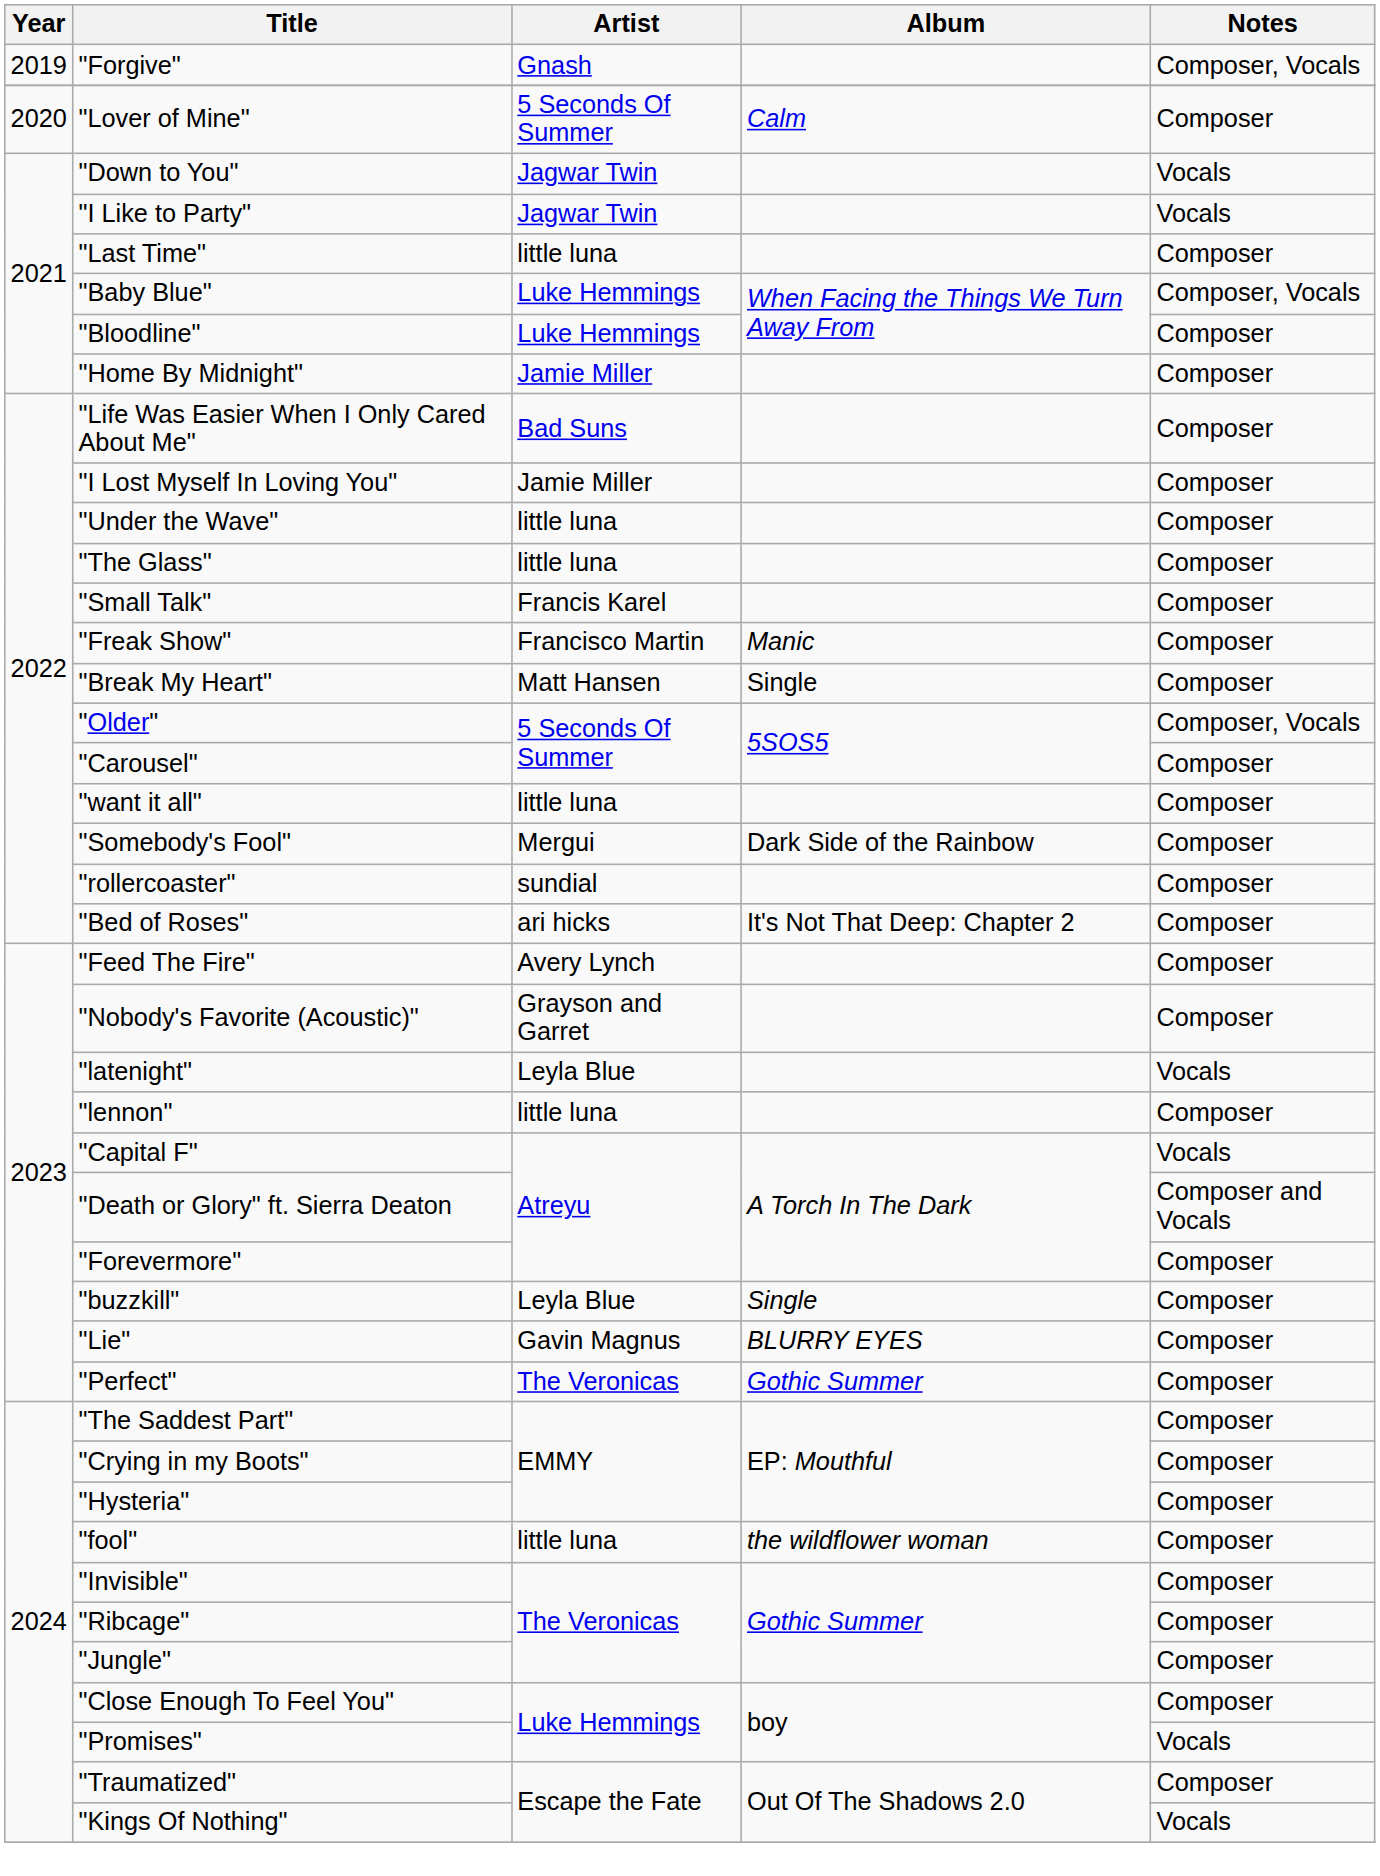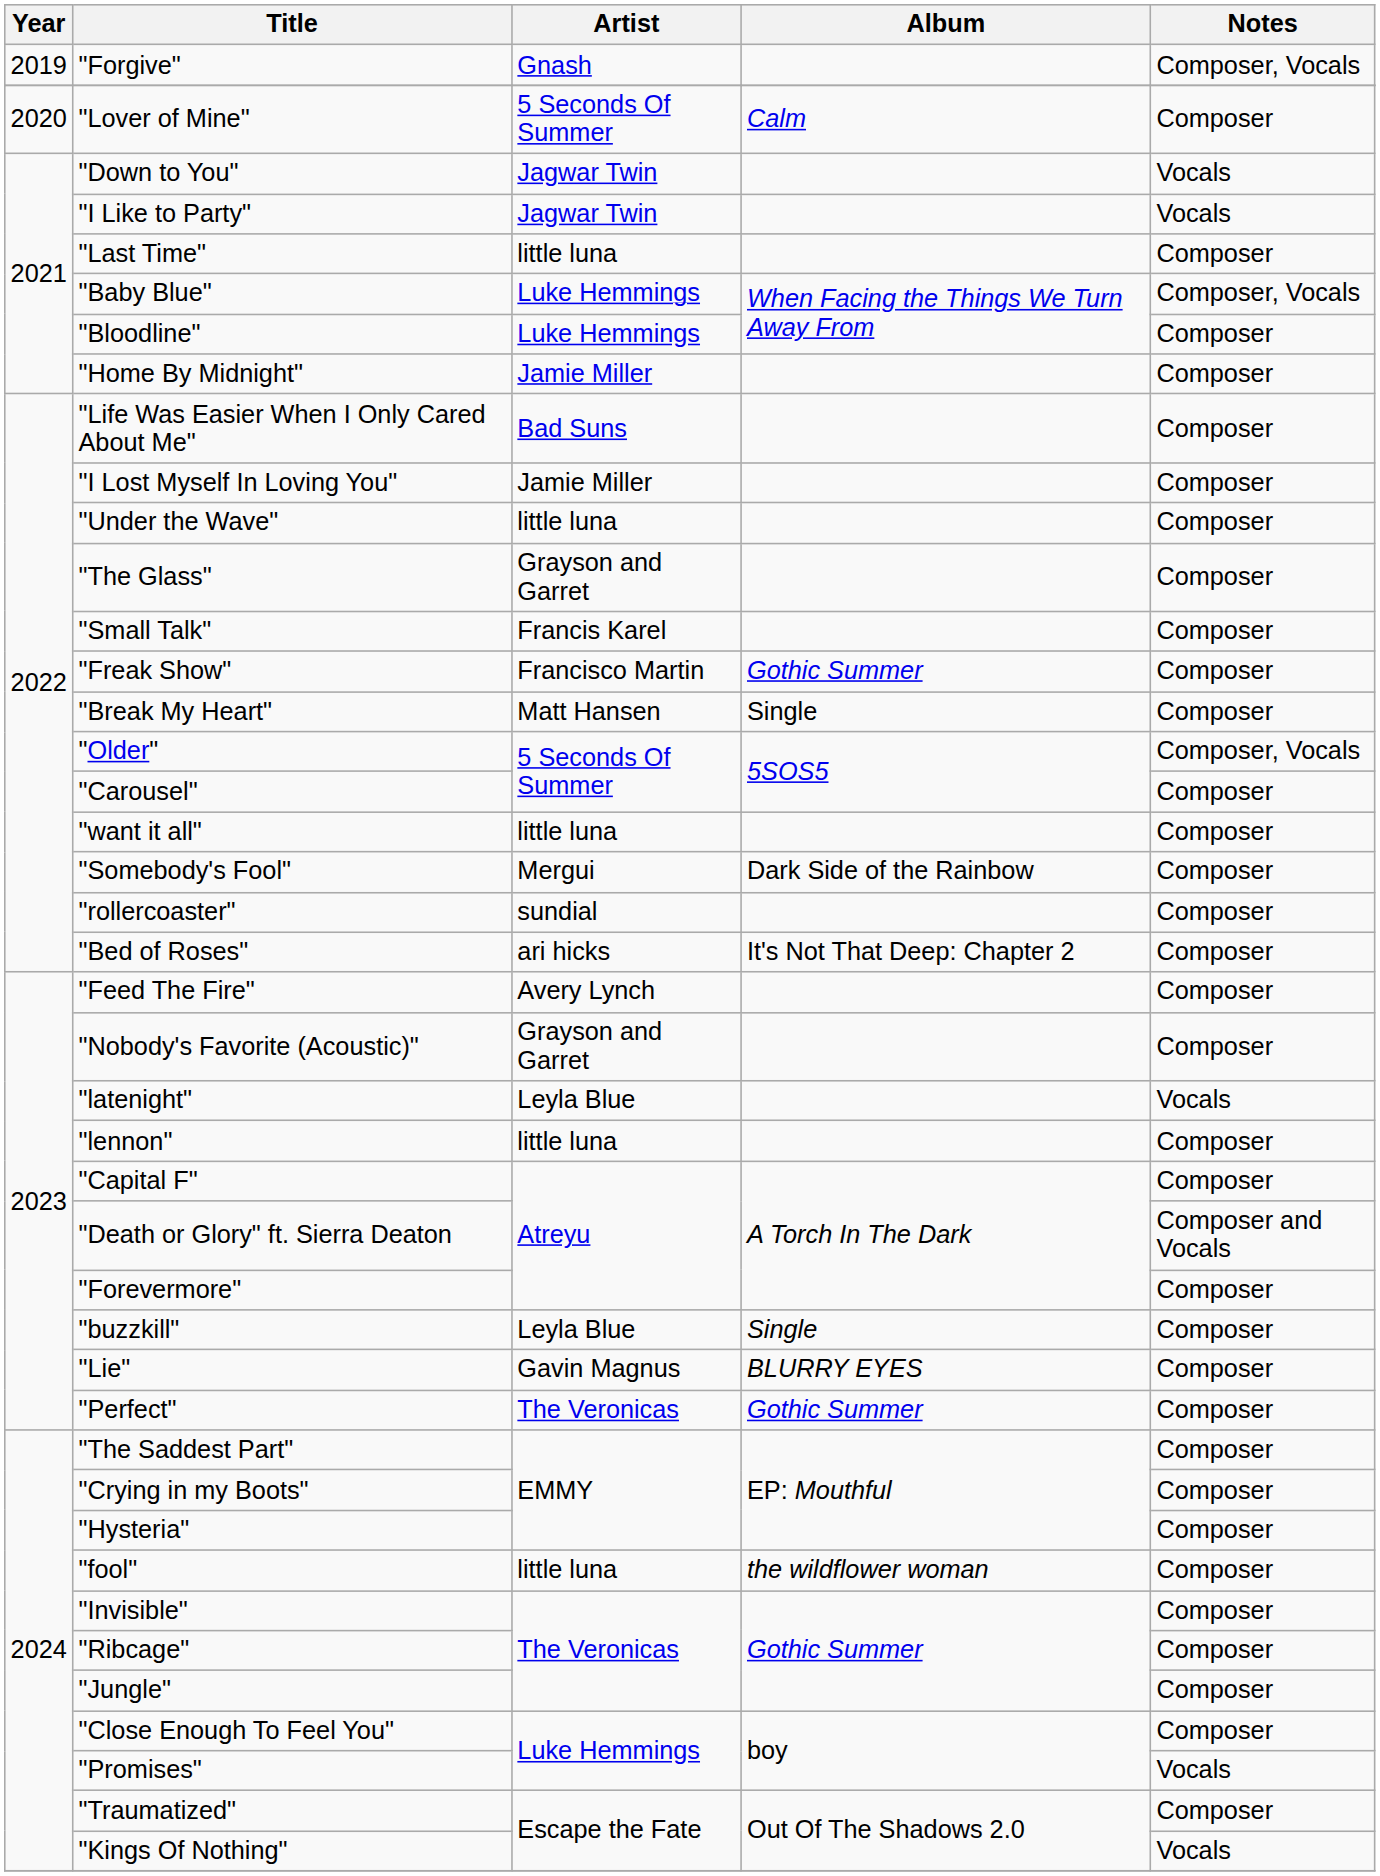(567, 562) little luna -> (590, 576) Grayson and Garret
(781, 642) Manic -> (835, 671) Gothic Summer
(1194, 1152) Vocals -> (1215, 1180) Composer
